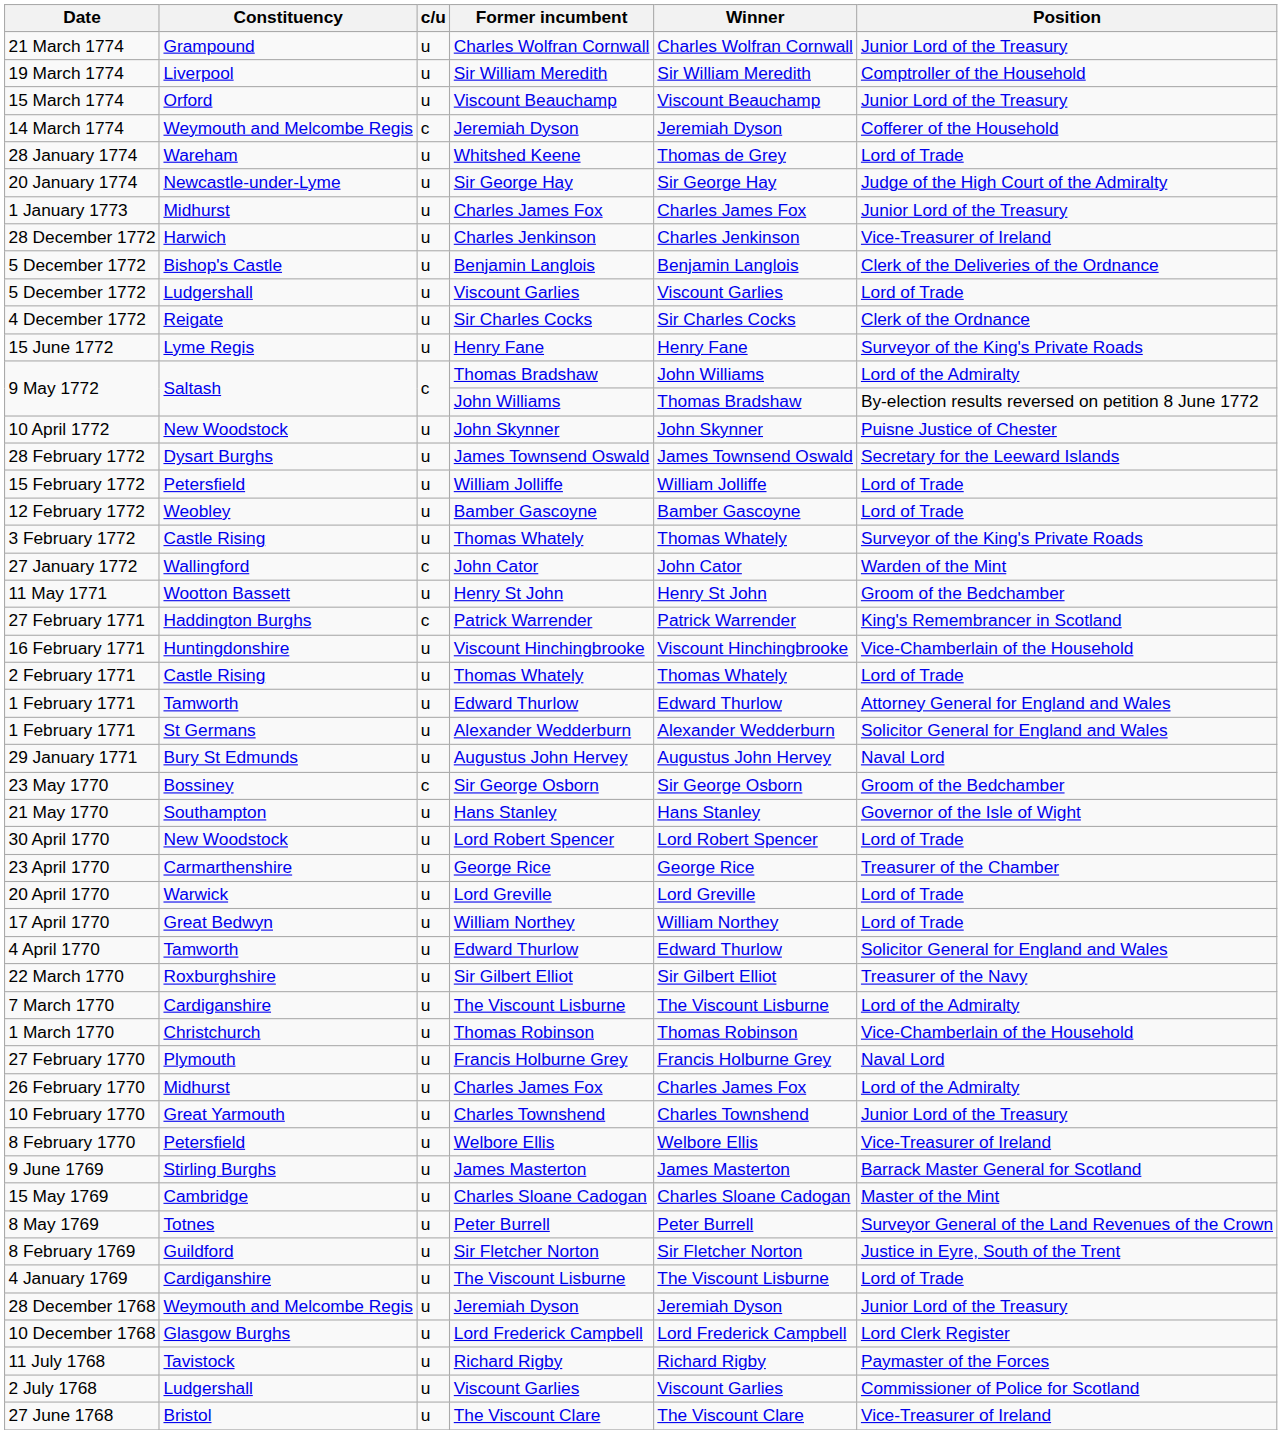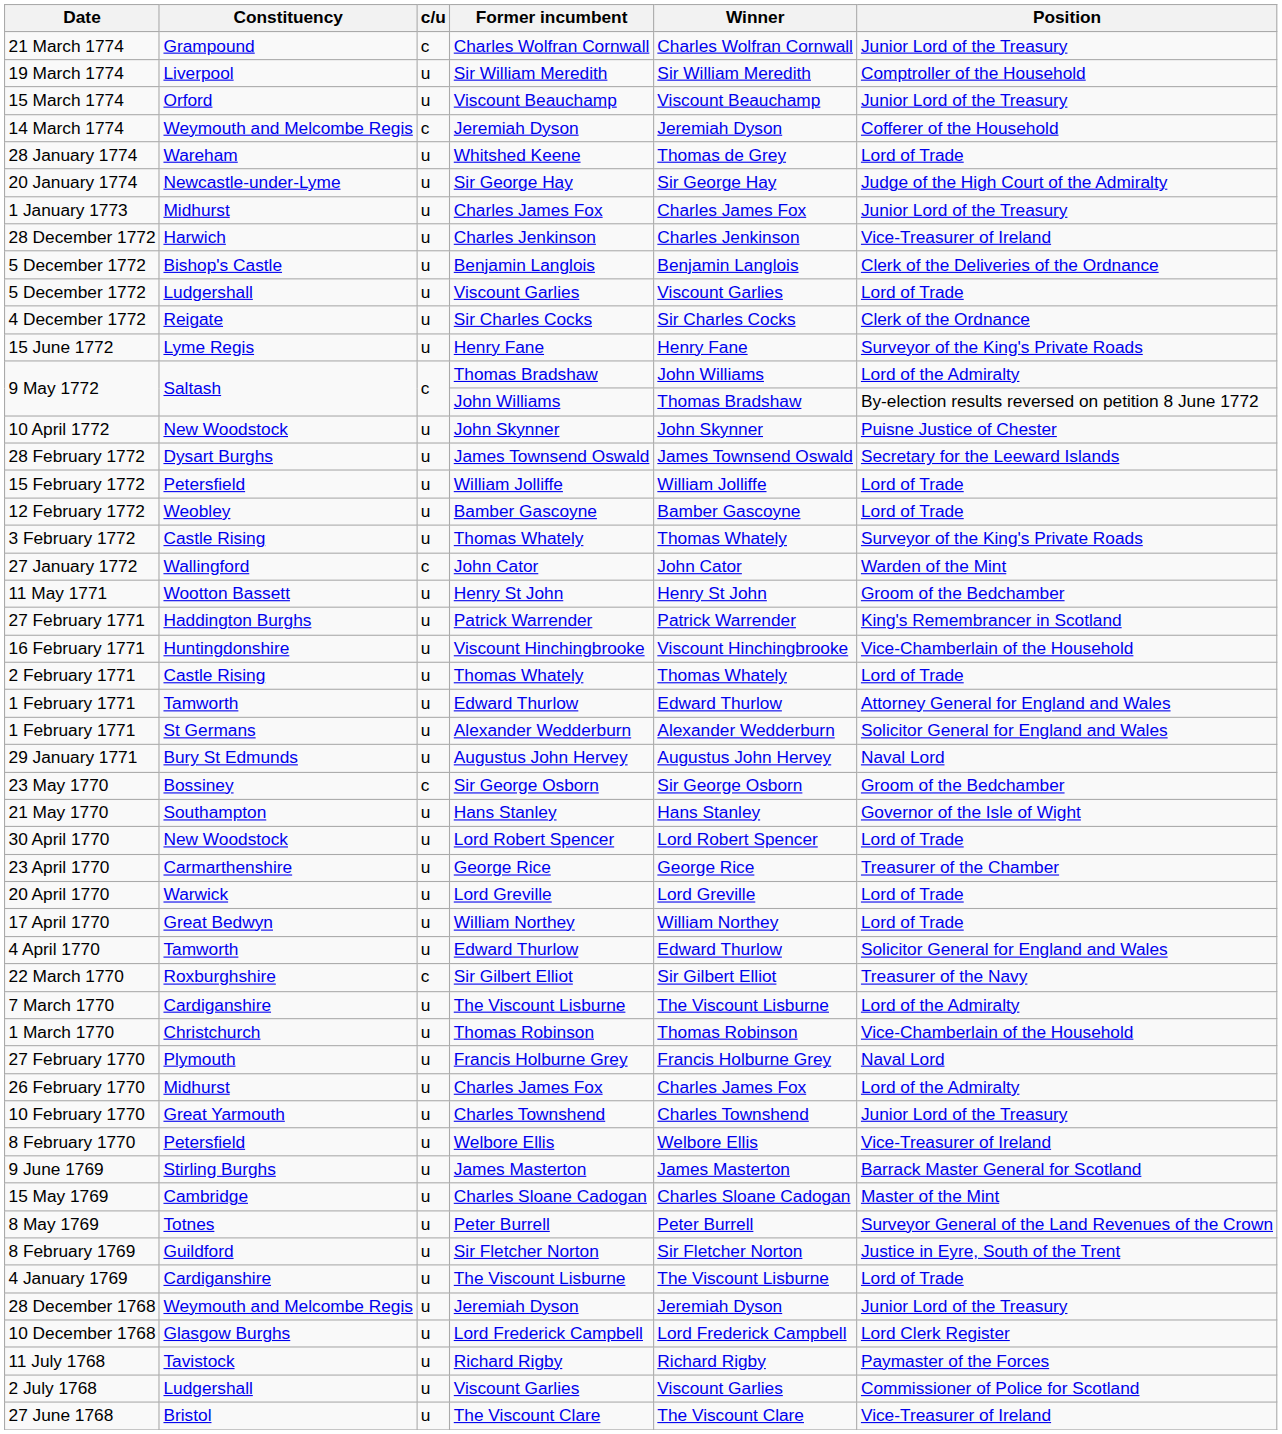(426, 45) u -> (425, 45) c
(425, 621) c -> (426, 621) u
(426, 977) u -> (425, 977) c
